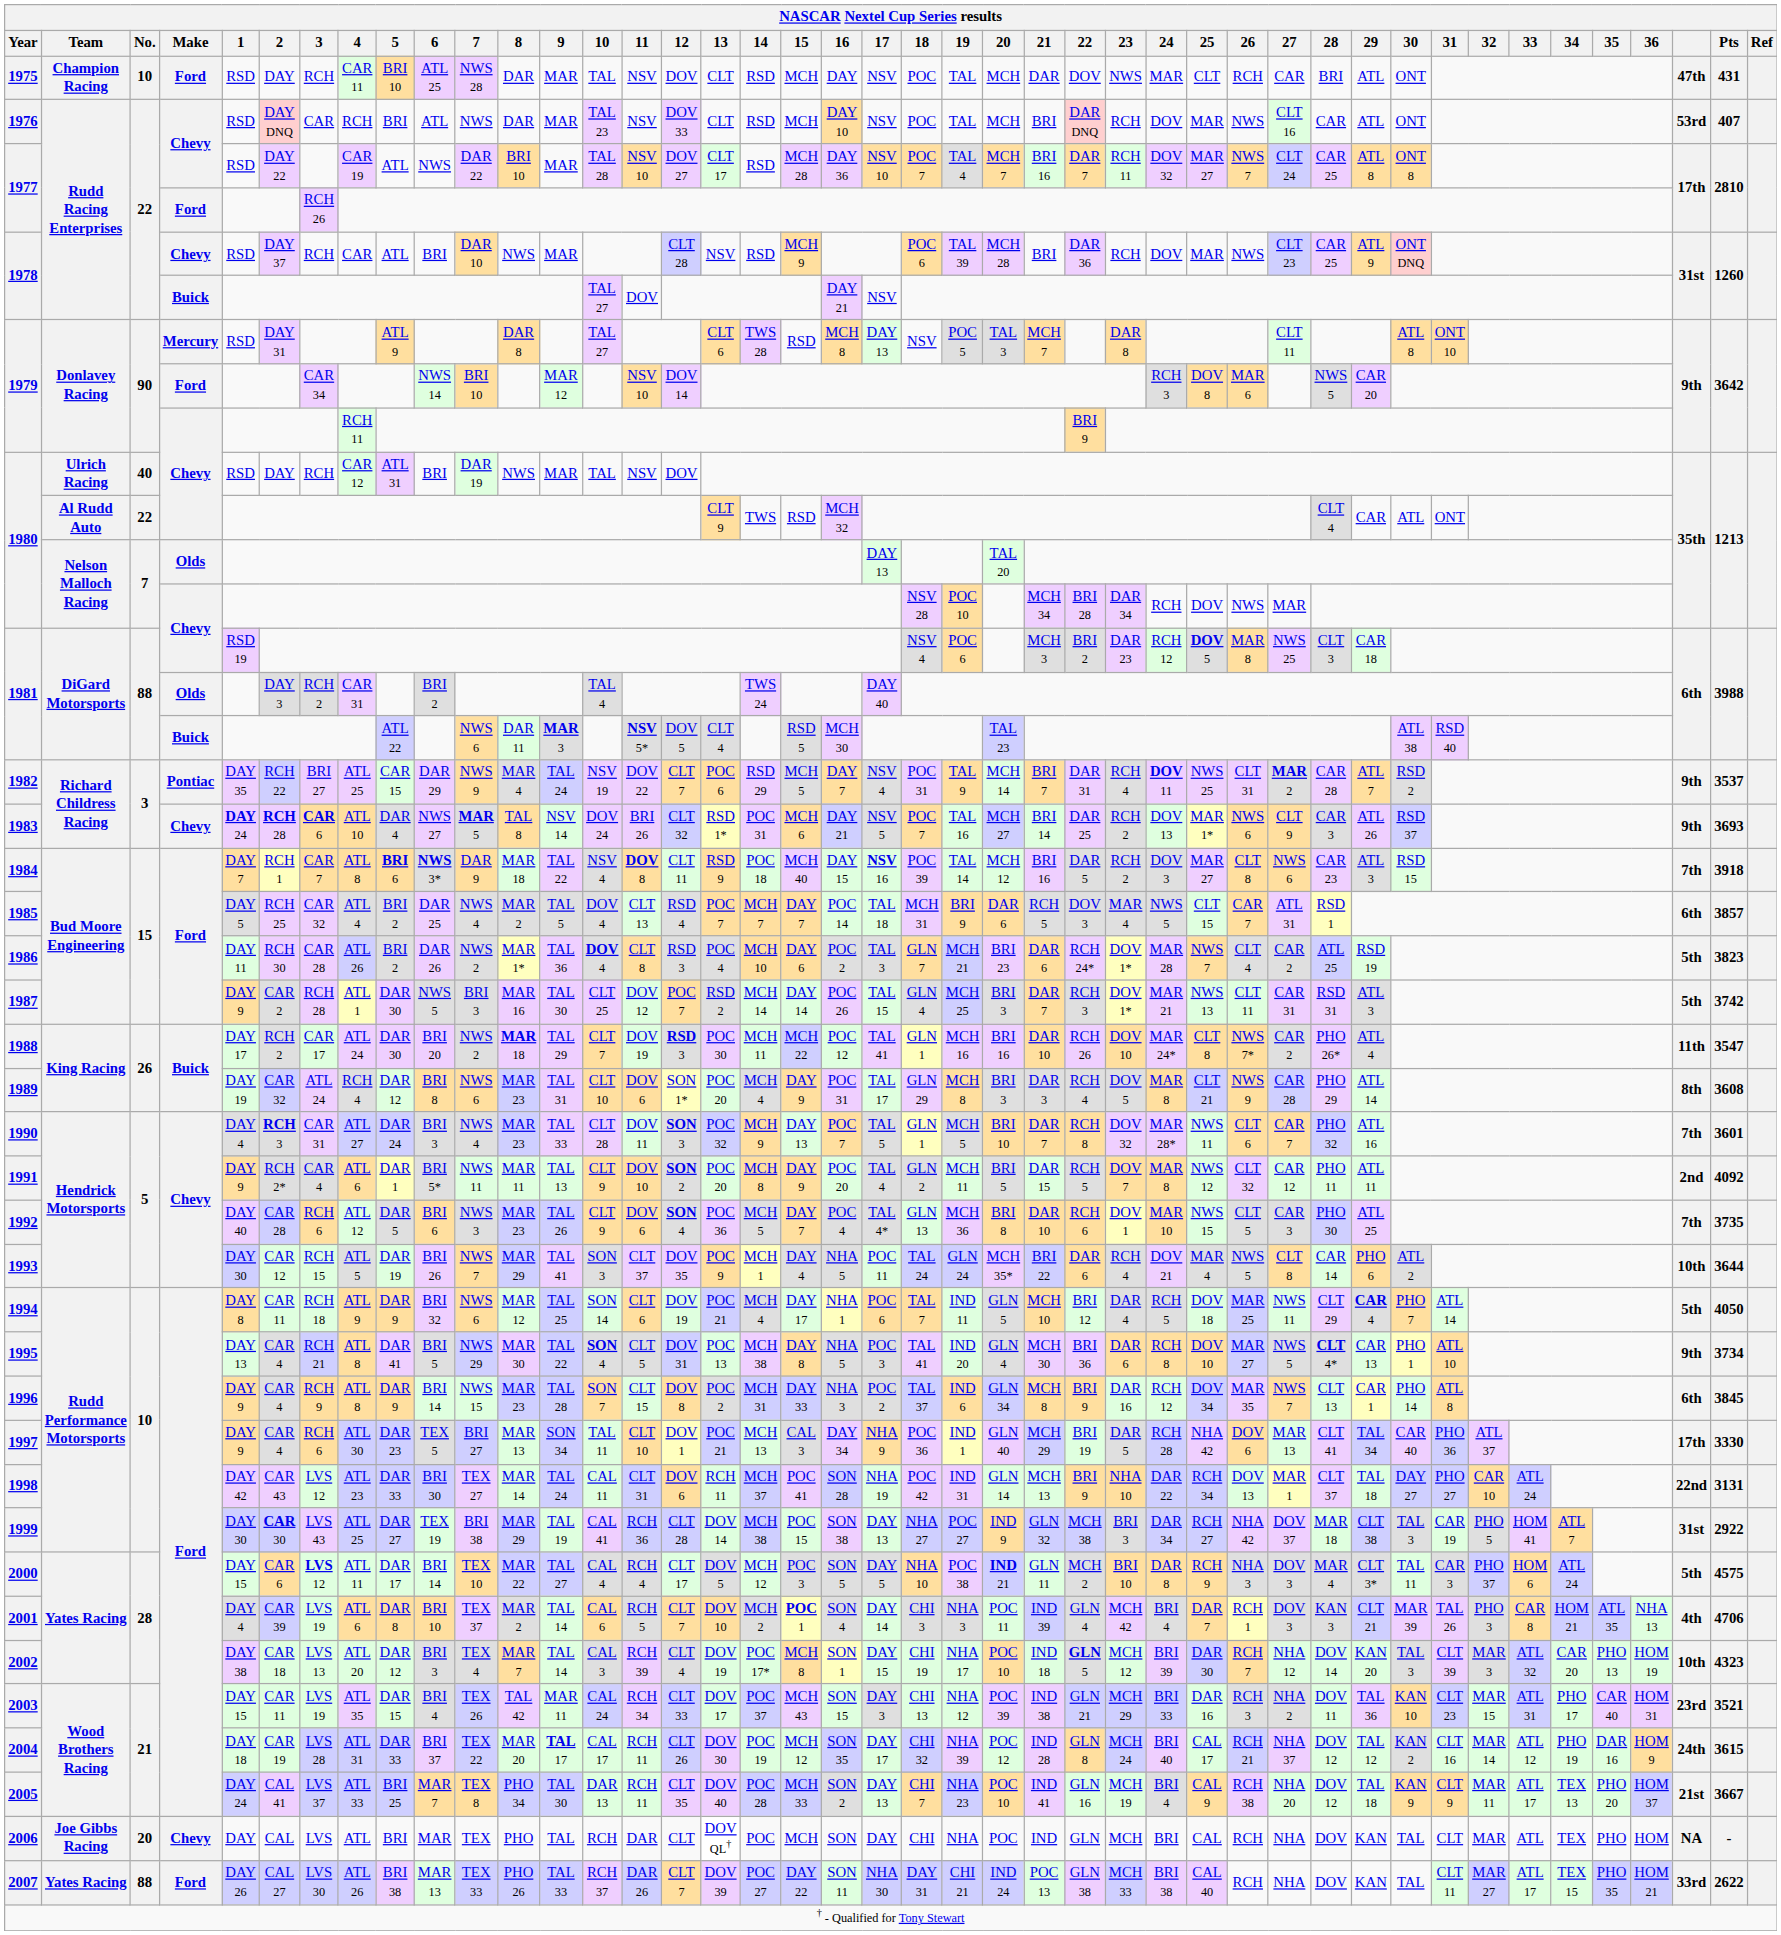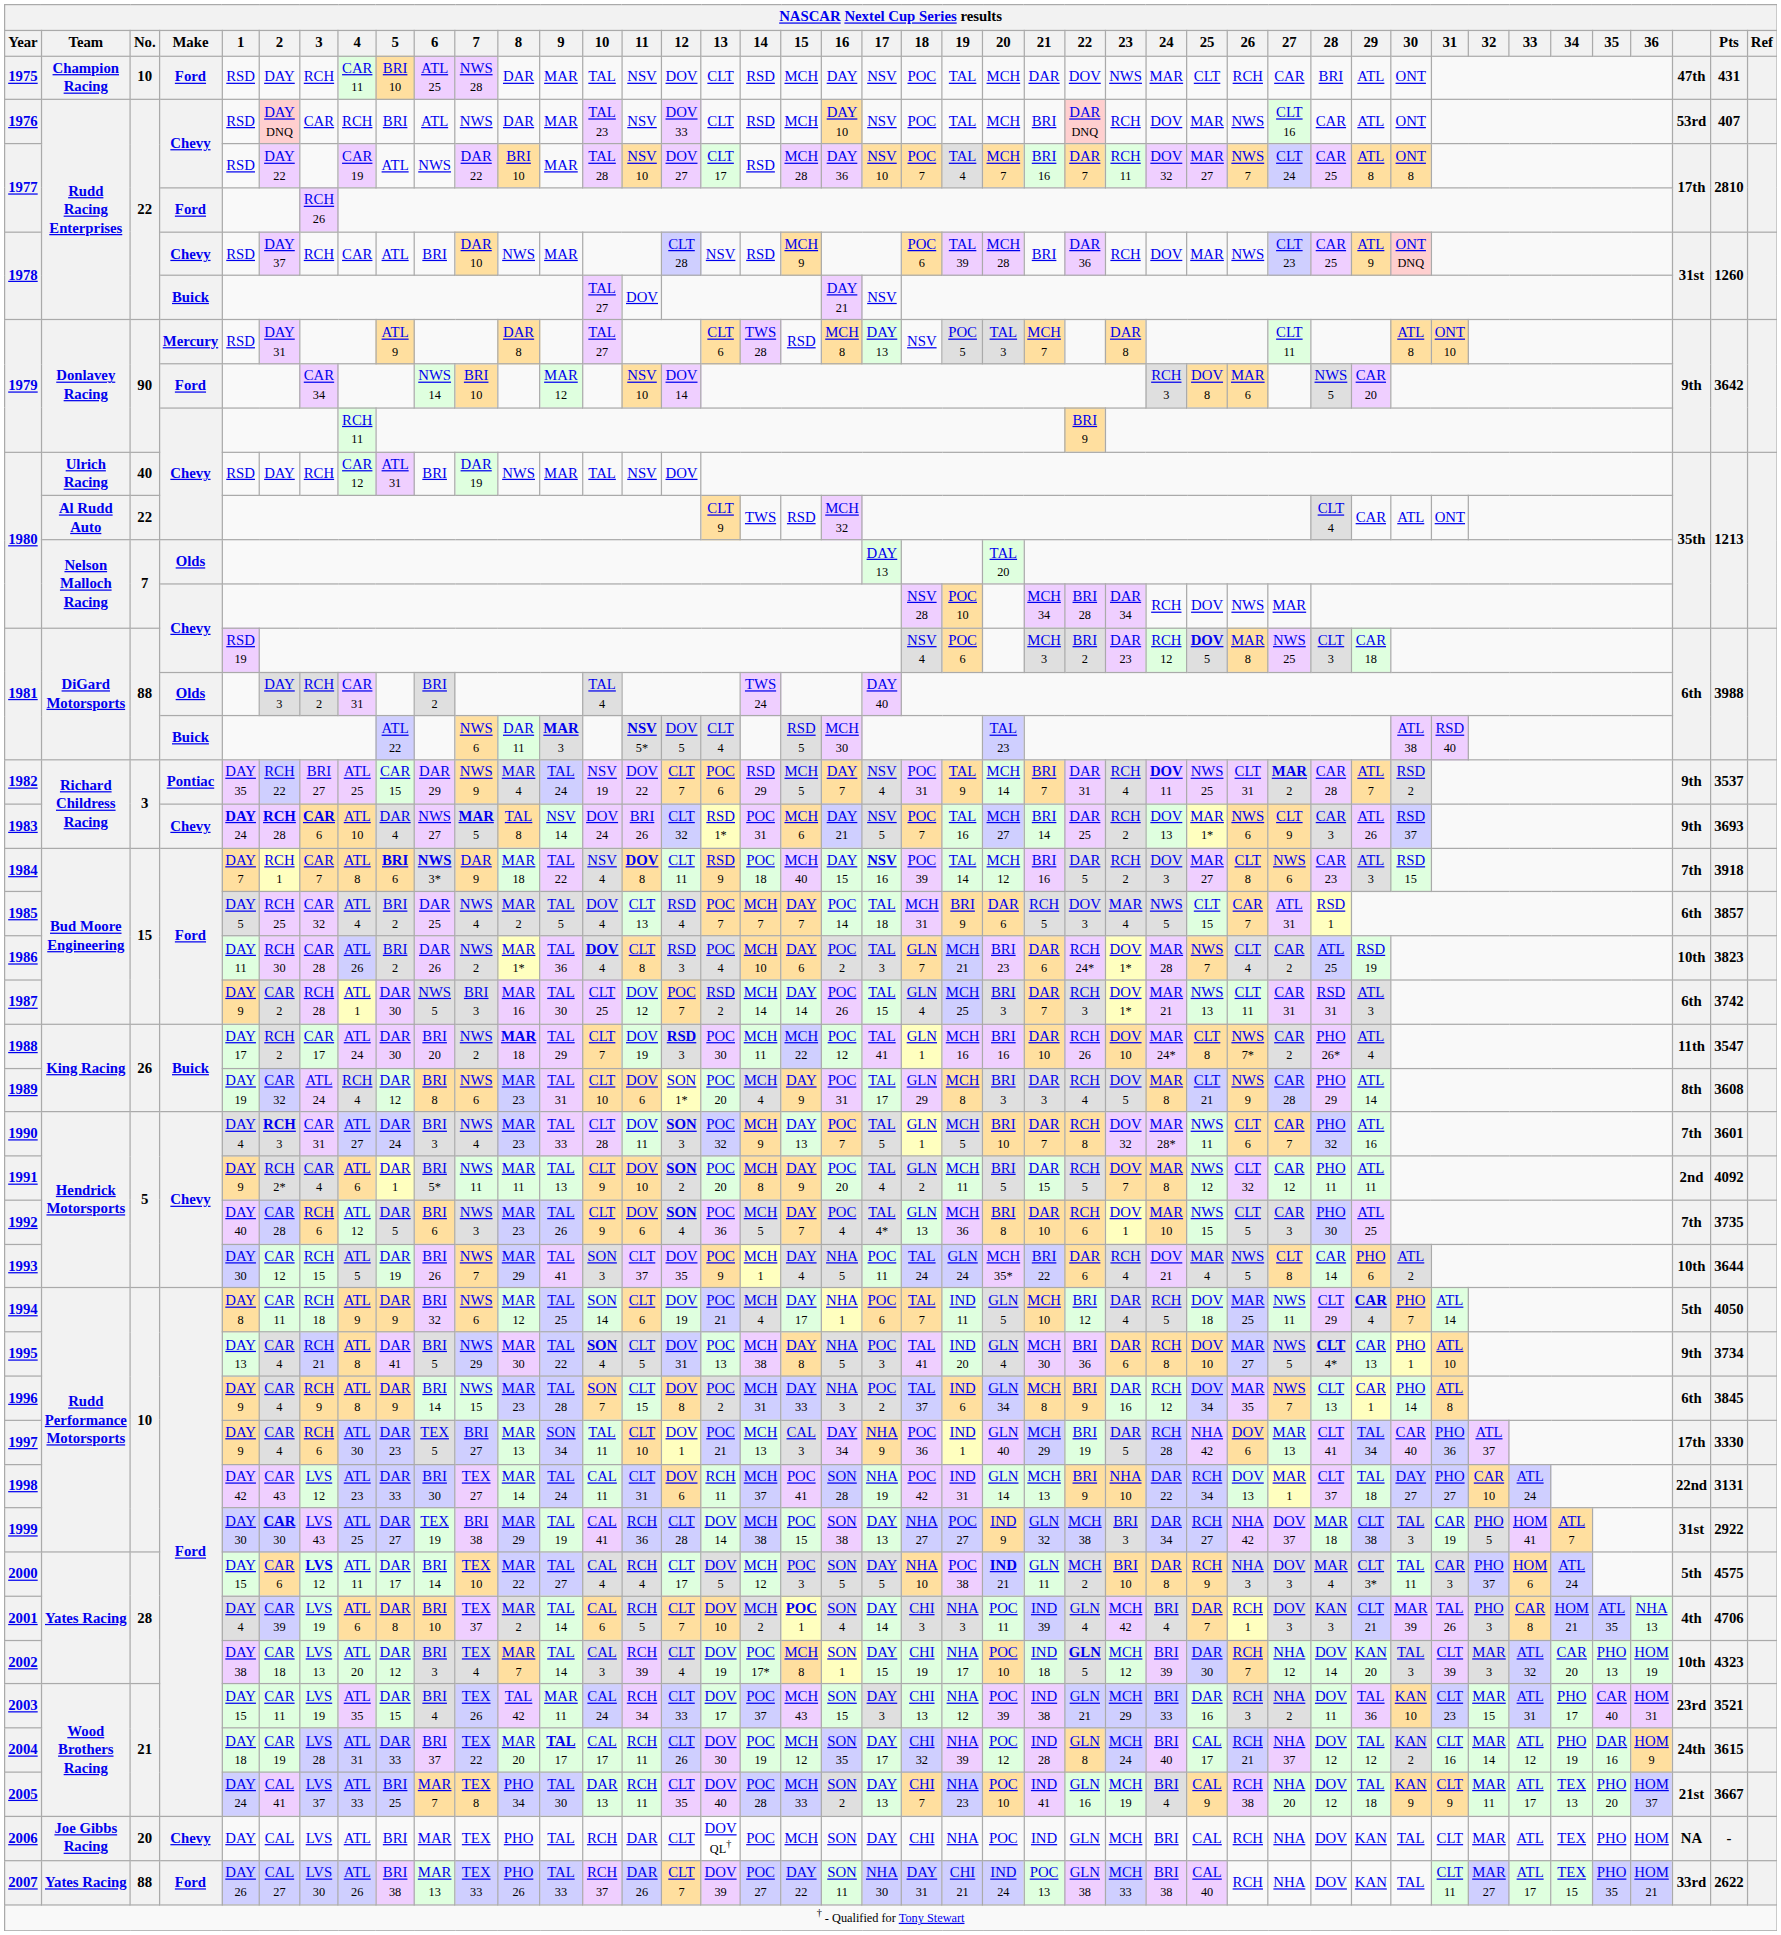(1691, 957) 5th -> (1691, 957) 10th
(1691, 1001) 5th -> (1691, 1001) 6th
